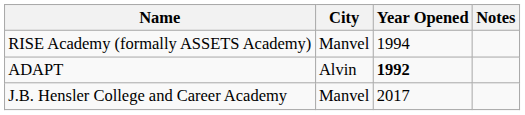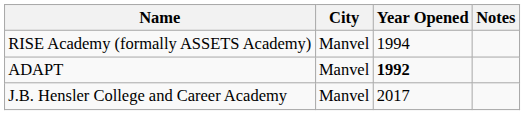(338, 69) Alvin -> (344, 69) Manvel
